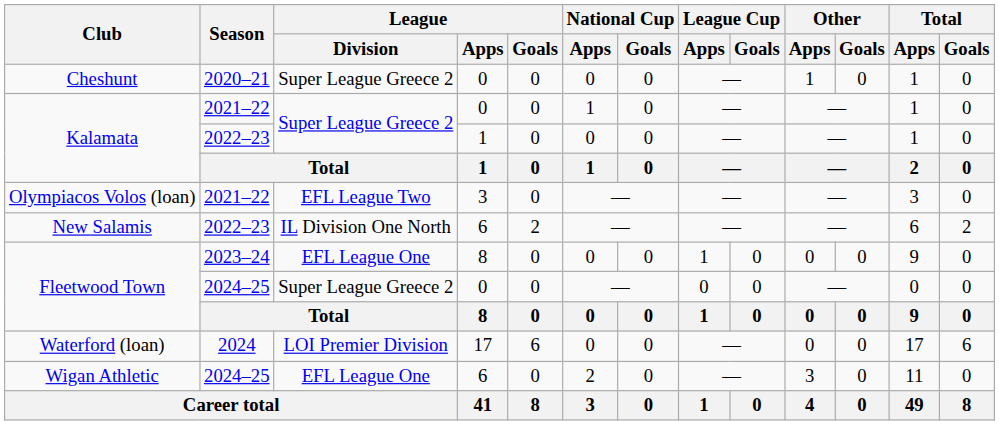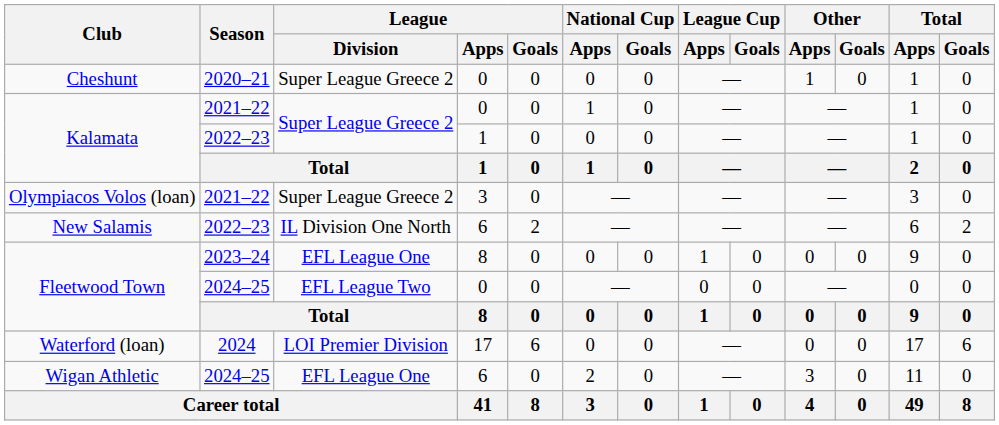(366, 197) EFL League Two -> (366, 197) Super League Greece 2
(366, 286) Super League Greece 2 -> (366, 286) EFL League Two
